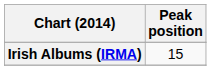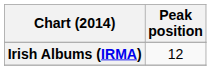(176, 53) 15 -> (176, 53) 12
